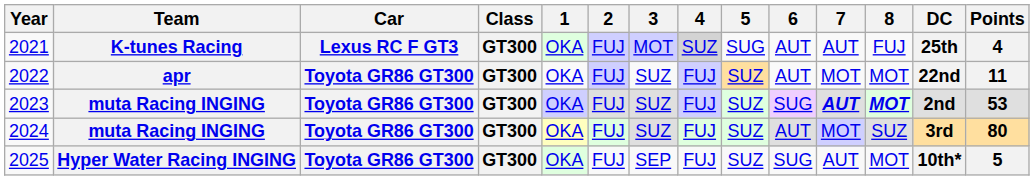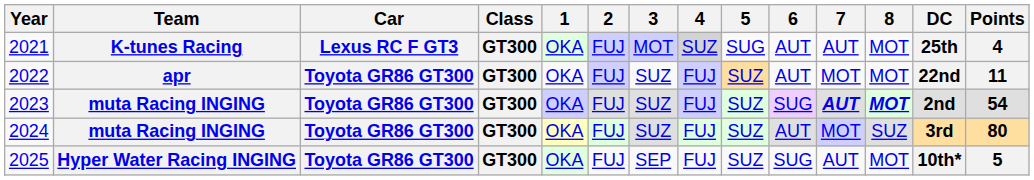(889, 47) FUJ -> (889, 47) MOT
(997, 103) 53 -> (997, 103) 54
